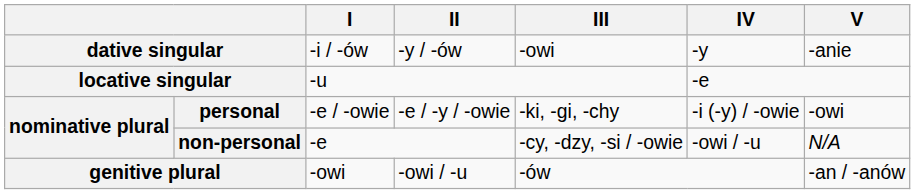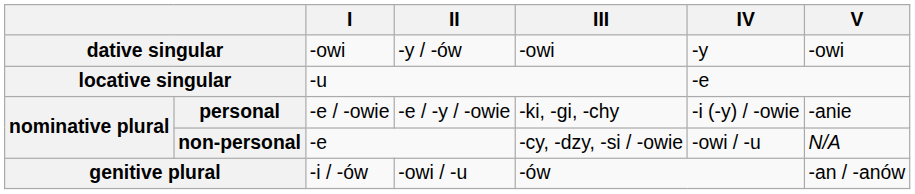(339, 50) -i / -ów -> (328, 50) -owi
(830, 50) -anie -> (826, 50) -owi
(826, 111) -owi -> (830, 111) -anie
(328, 173) -owi -> (339, 173) -i / -ów
